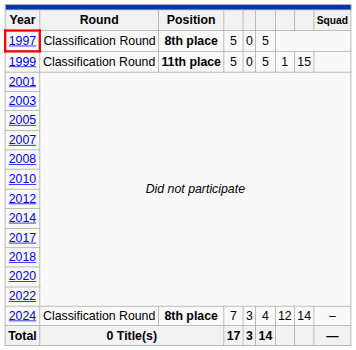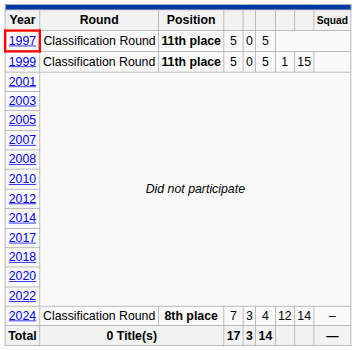(191, 41) 8th place -> (191, 41) 11th place
